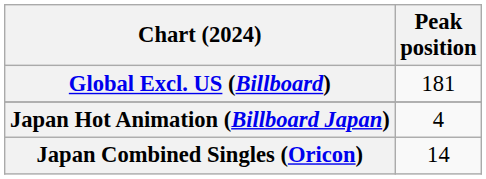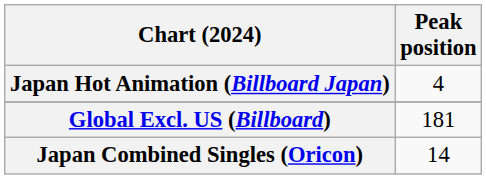rows swapped: (200, 83) <-> (200, 119)
